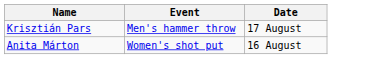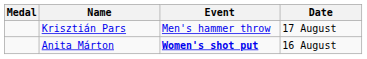+ column: (22, 13)
(175, 45) normal -> (210, 45) bold
